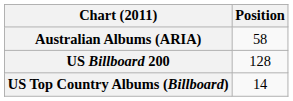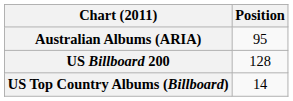(260, 38) 58 -> (260, 38) 95
